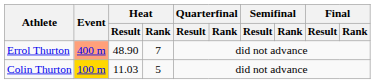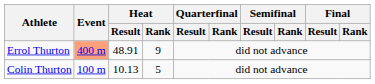(126, 50) 48.90 -> (126, 50) 48.91
(158, 50) 7 -> (158, 50) 9
(91, 69) gold background -> (91, 69) no background
(126, 69) 11.03 -> (126, 69) 10.13
